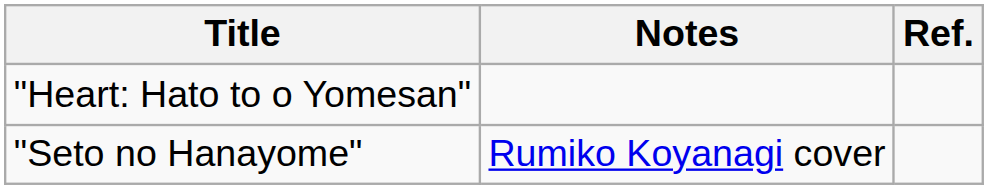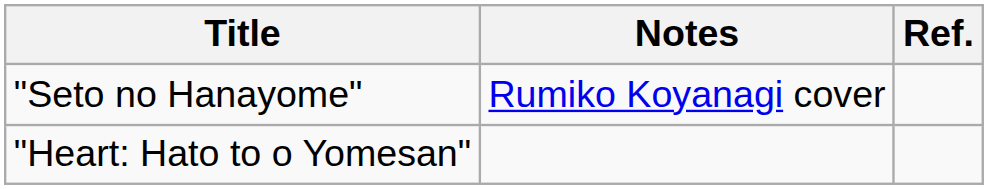rows swapped: (242, 93) <-> (188, 153)
